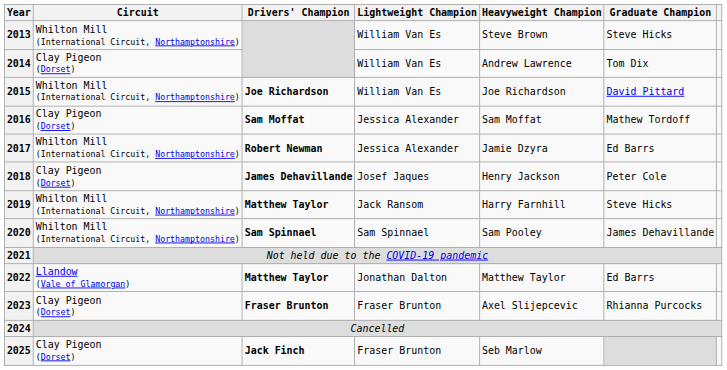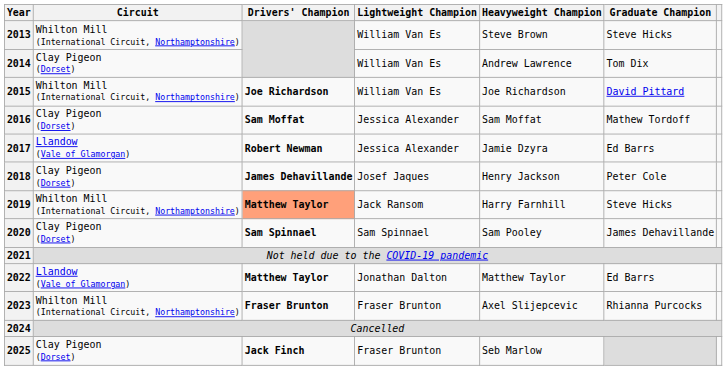(138, 148) Whilton Mill (International Circuit, Northamptonshire) -> (83, 148) Llandow (Vale of Glamorgan)
(287, 205) no background -> (287, 205) lightsalmon background
(138, 233) Whilton Mill (International Circuit, Northamptonshire) -> (69, 233) Clay Pigeon (Dorset)
(69, 306) Clay Pigeon (Dorset) -> (138, 306) Whilton Mill (International Circuit, Northamptonshire)
